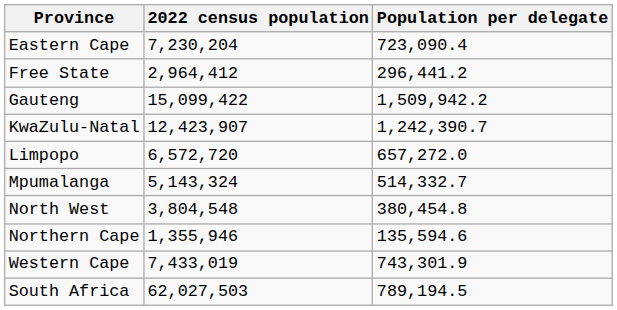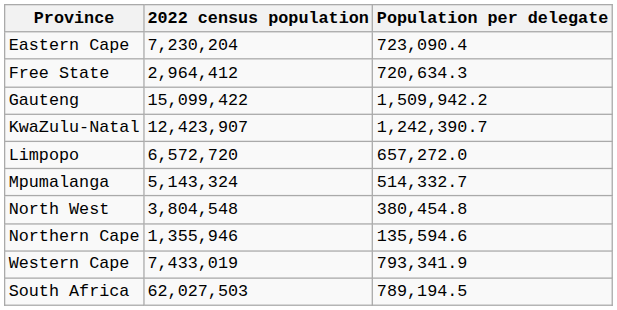(422, 73) 296,441.2 -> (422, 73) 720,634.3
(422, 264) 743,301.9 -> (422, 264) 793,341.9
